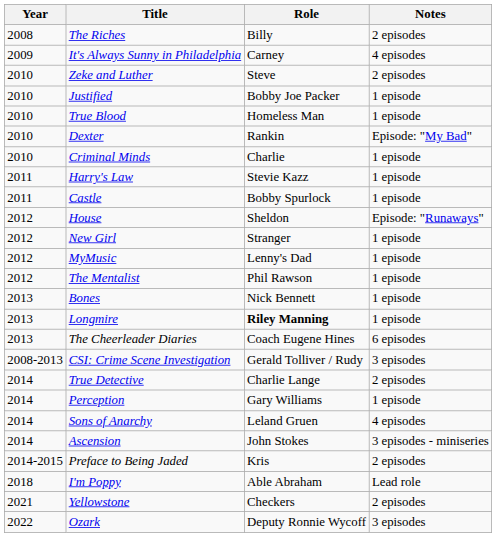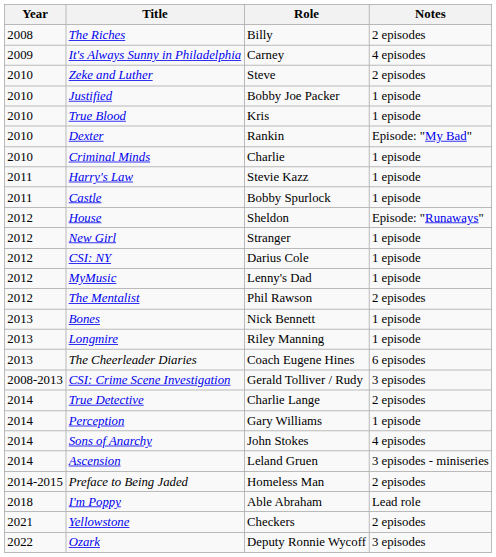(286, 116) Homeless Man -> (258, 116) Kris
+ row: (90, 258)
(396, 278) 1 episode -> (399, 298) 2 episodes
(288, 319) bold -> (286, 339) normal
(282, 420) Leland Gruen -> (278, 440) John Stokes
(278, 440) John Stokes -> (282, 461) Leland Gruen
(258, 461) Kris -> (286, 481) Homeless Man
